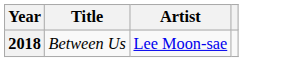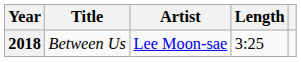+ column: (260, 17)
